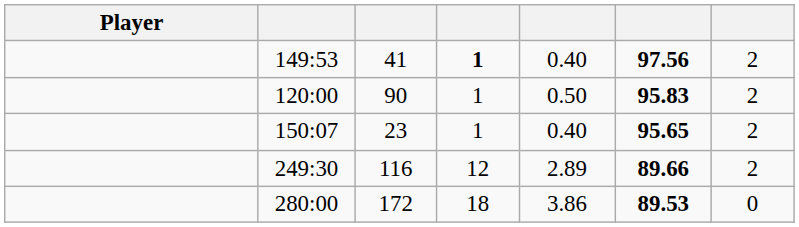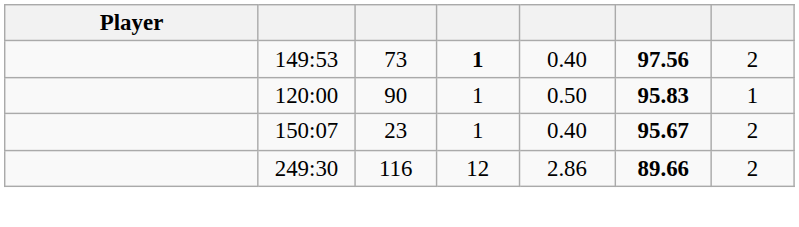(396, 58) 41 -> (396, 58) 73
(753, 95) 2 -> (753, 95) 1
(663, 131) 95.65 -> (663, 131) 95.67
(567, 167) 2.89 -> (567, 167) 2.86
- row: (307, 204)
